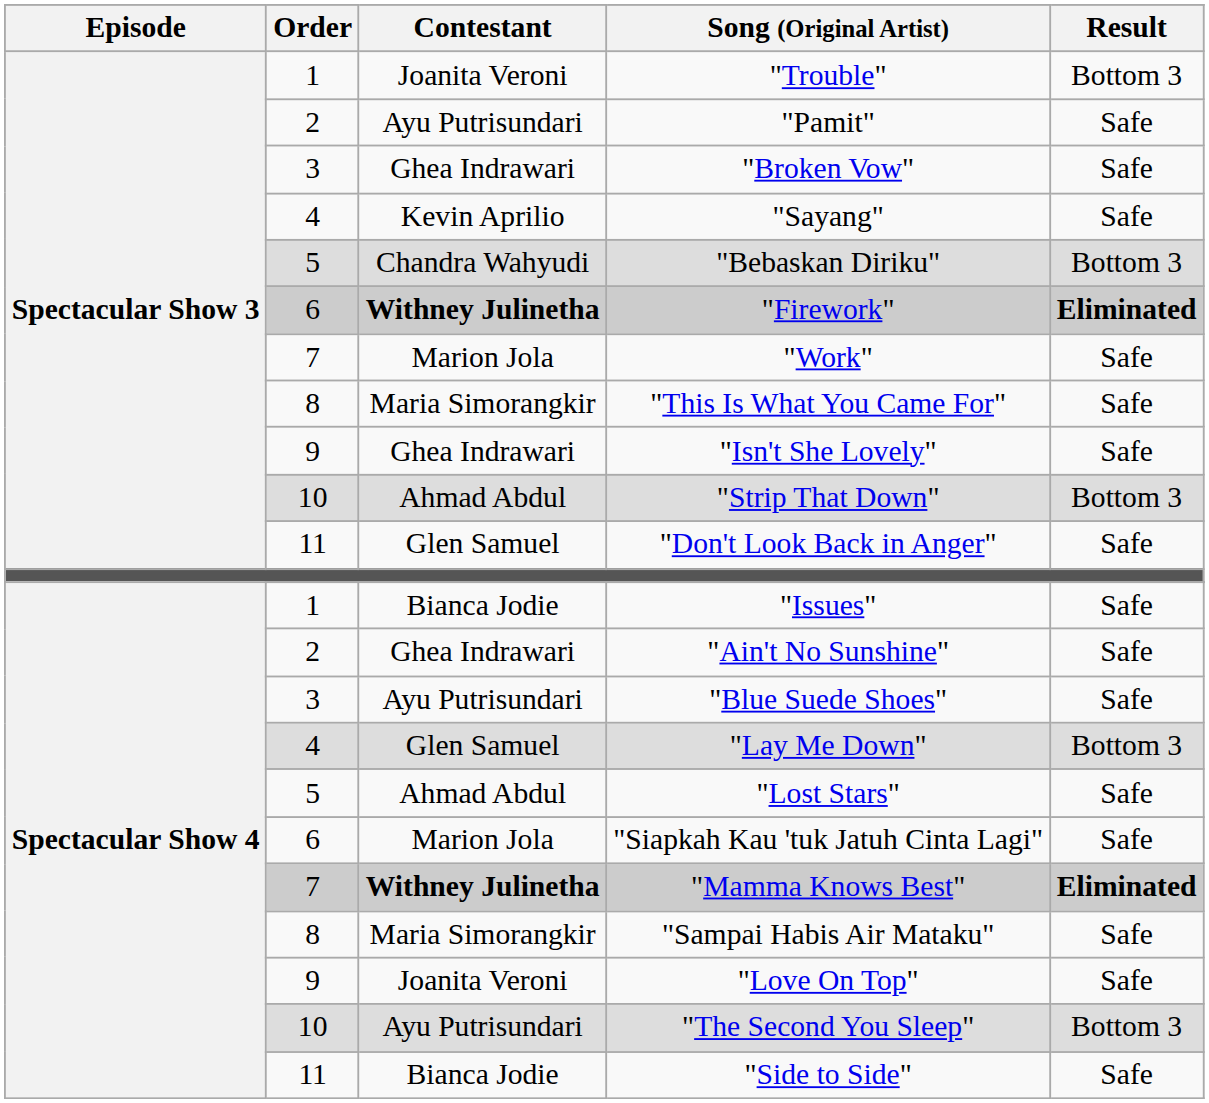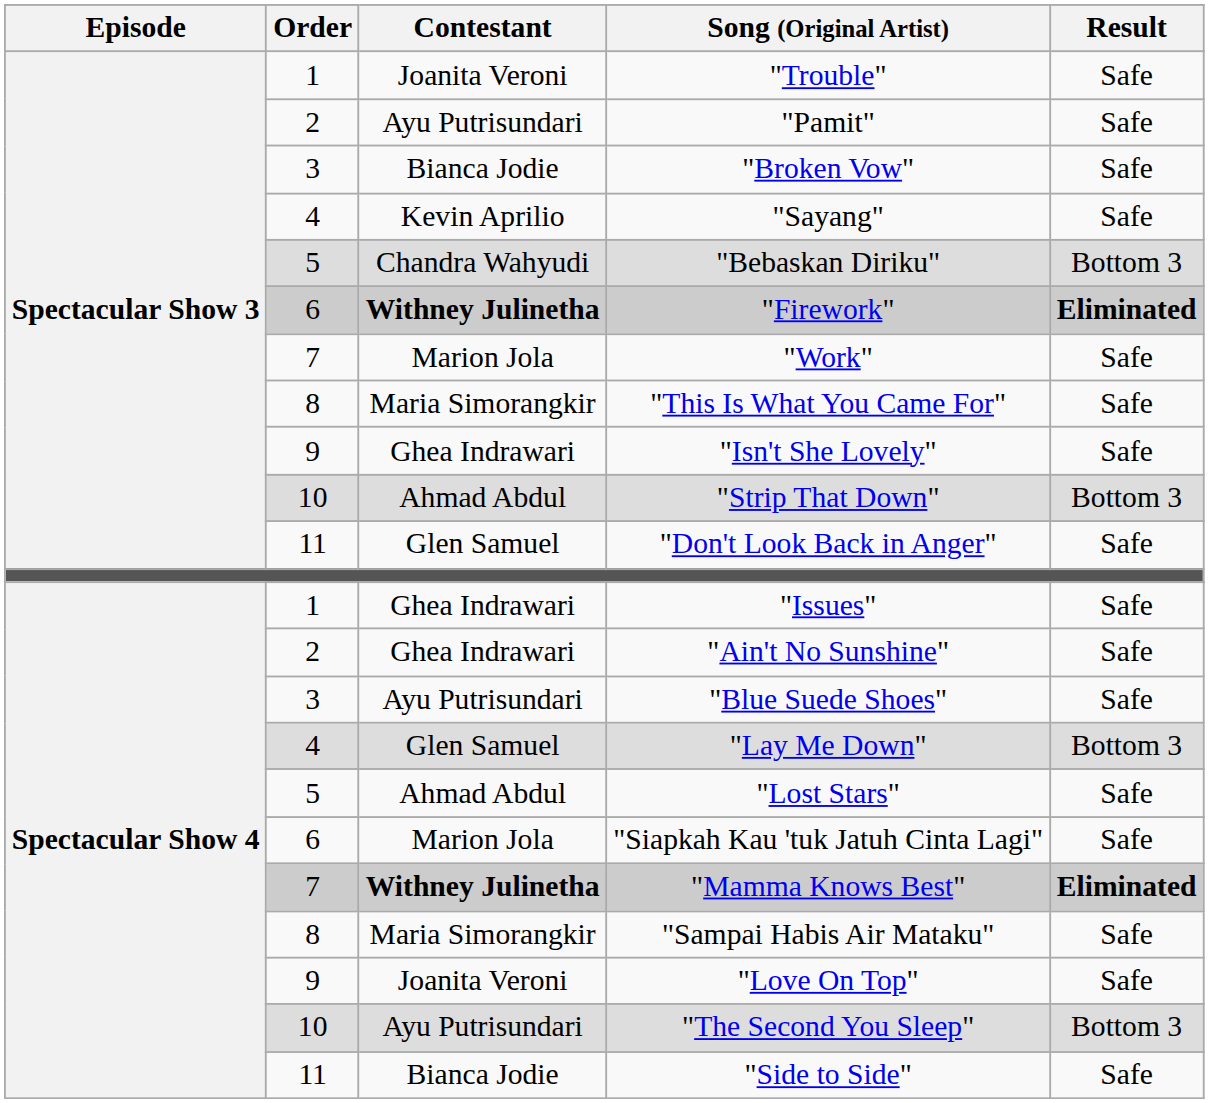(1127, 74) Bottom 3 -> (1127, 74) Safe
(483, 168) Ghea Indrawari -> (483, 168) Bianca Jodie
(483, 604) Bianca Jodie -> (483, 604) Ghea Indrawari
